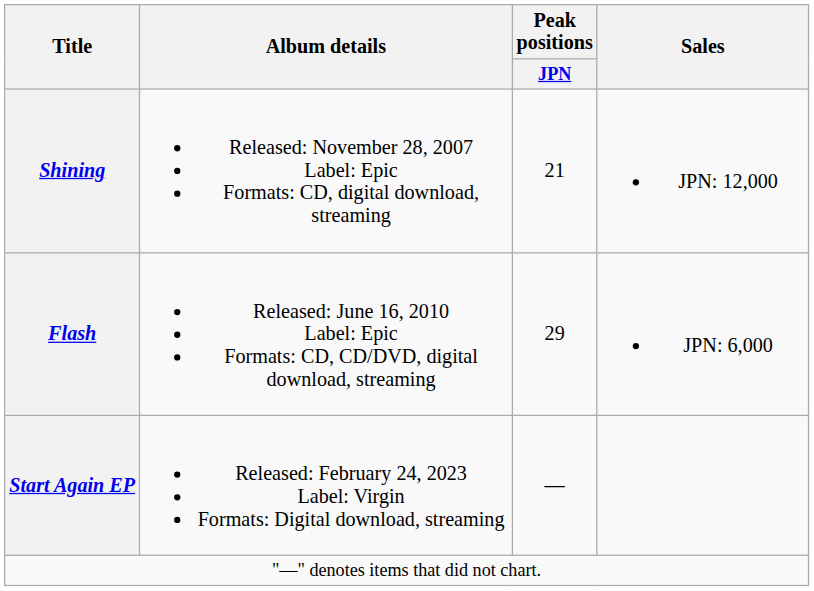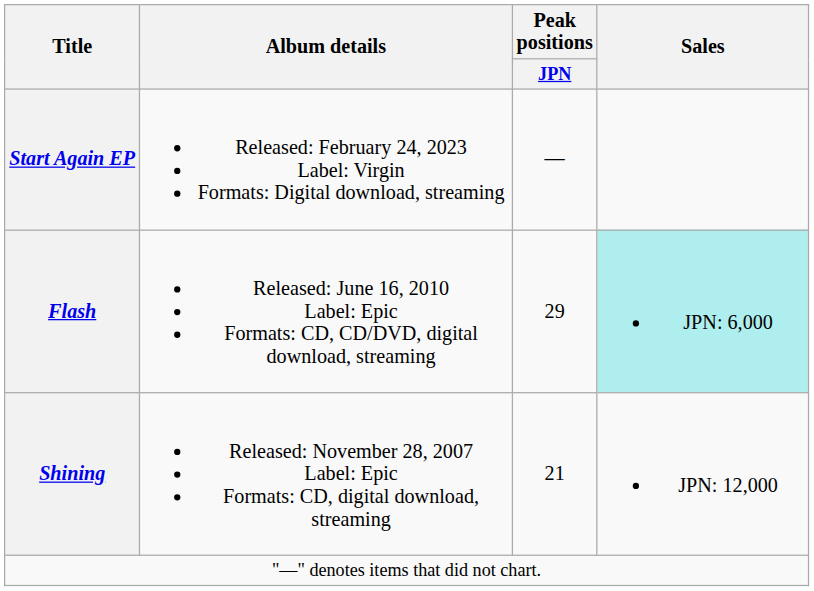rows swapped: (72, 170) <-> (72, 485)
(703, 345) no background -> (703, 322) paleturquoise background
